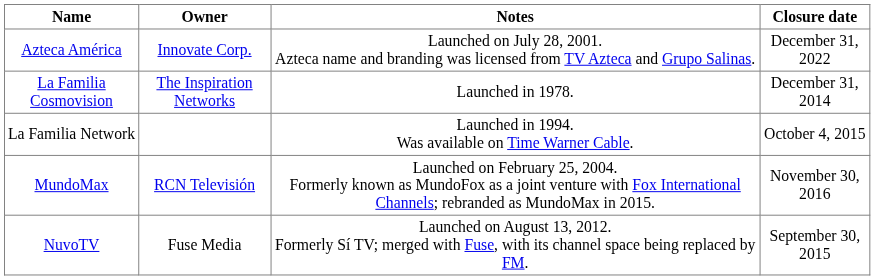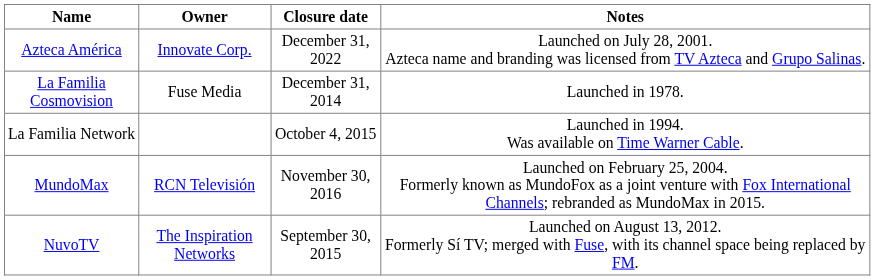columns swapped: (815, 16) <-> (515, 16)
(205, 92) The Inspiration Networks -> (205, 92) Fuse Media
(205, 245) Fuse Media -> (205, 245) The Inspiration Networks
